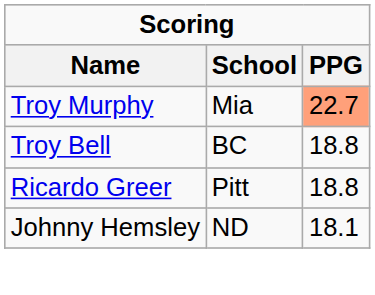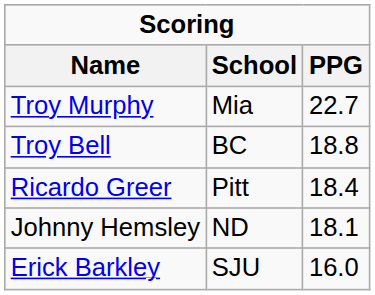(334, 106) lightsalmon background -> (334, 106) no background
(334, 187) 18.8 -> (334, 187) 18.4
+ row: (85, 268)
